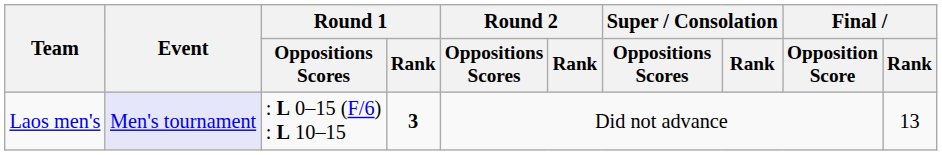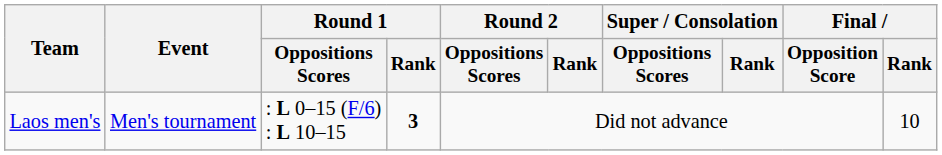(183, 121) lavender background -> (183, 121) no background
(910, 121) 13 -> (910, 121) 10
